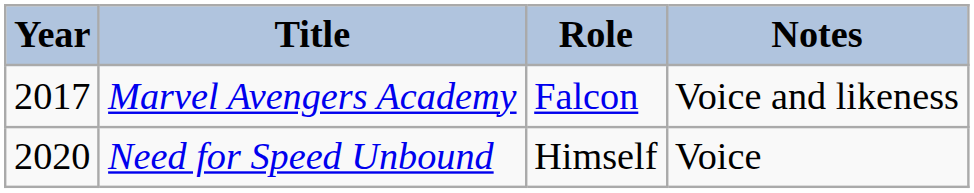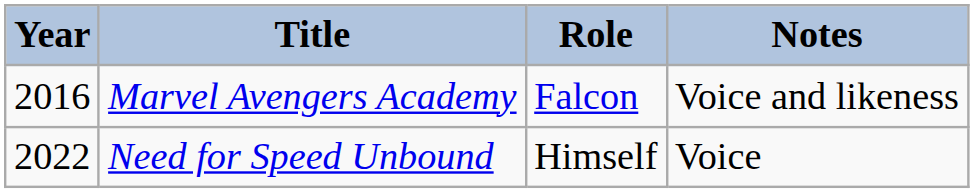(52, 95) 2017 -> (52, 95) 2016
(52, 156) 2020 -> (52, 156) 2022
